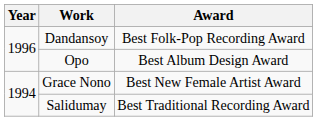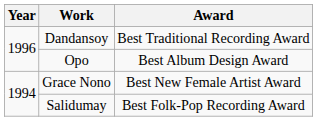(213, 37) Best Folk-Pop Recording Award -> (213, 37) Best Traditional Recording Award
(213, 104) Best Traditional Recording Award -> (213, 104) Best Folk-Pop Recording Award
